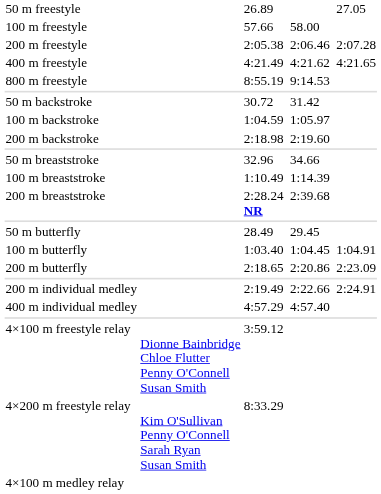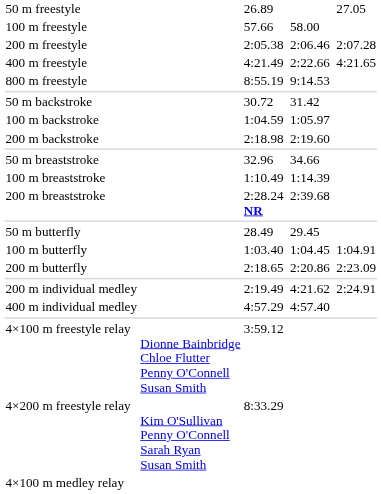(310, 63) 4:21.62 -> (310, 63) 2:22.66
(310, 289) 2:22.66 -> (310, 289) 4:21.62
